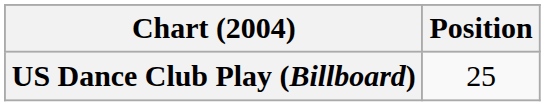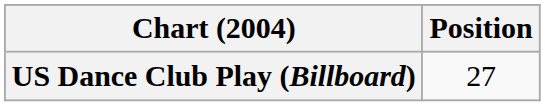(481, 75) 25 -> (481, 75) 27
